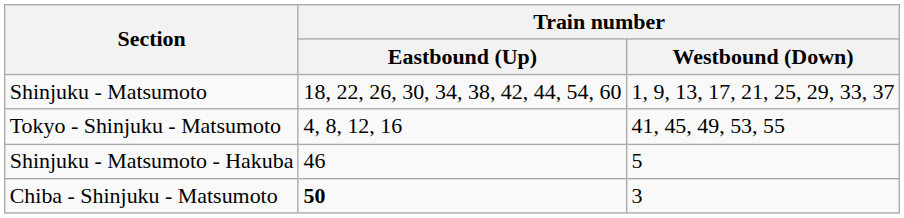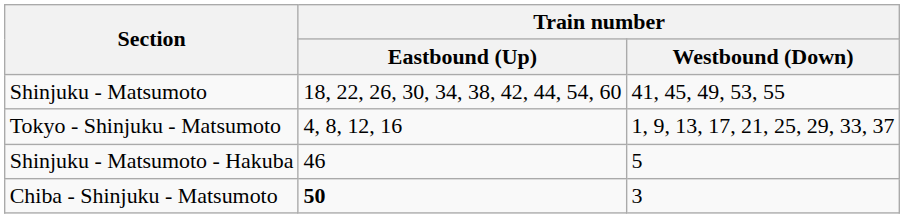(763, 91) 1, 9, 13, 17, 21, 25, 29, 33, 37 -> (708, 91) 41, 45, 49, 53, 55
(708, 126) 41, 45, 49, 53, 55 -> (763, 126) 1, 9, 13, 17, 21, 25, 29, 33, 37
